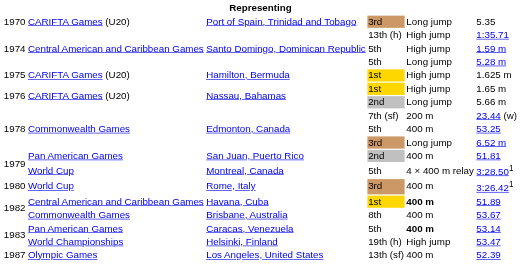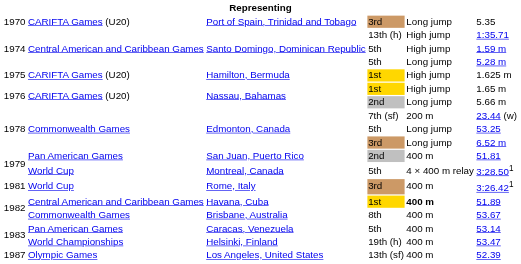(420, 129) 400 m -> (429, 129) Long jump
(15, 186) 1980 -> (15, 186) 1981
(420, 228) bold -> (420, 228) normal
(428, 241) High jump -> (420, 241) 400 m
